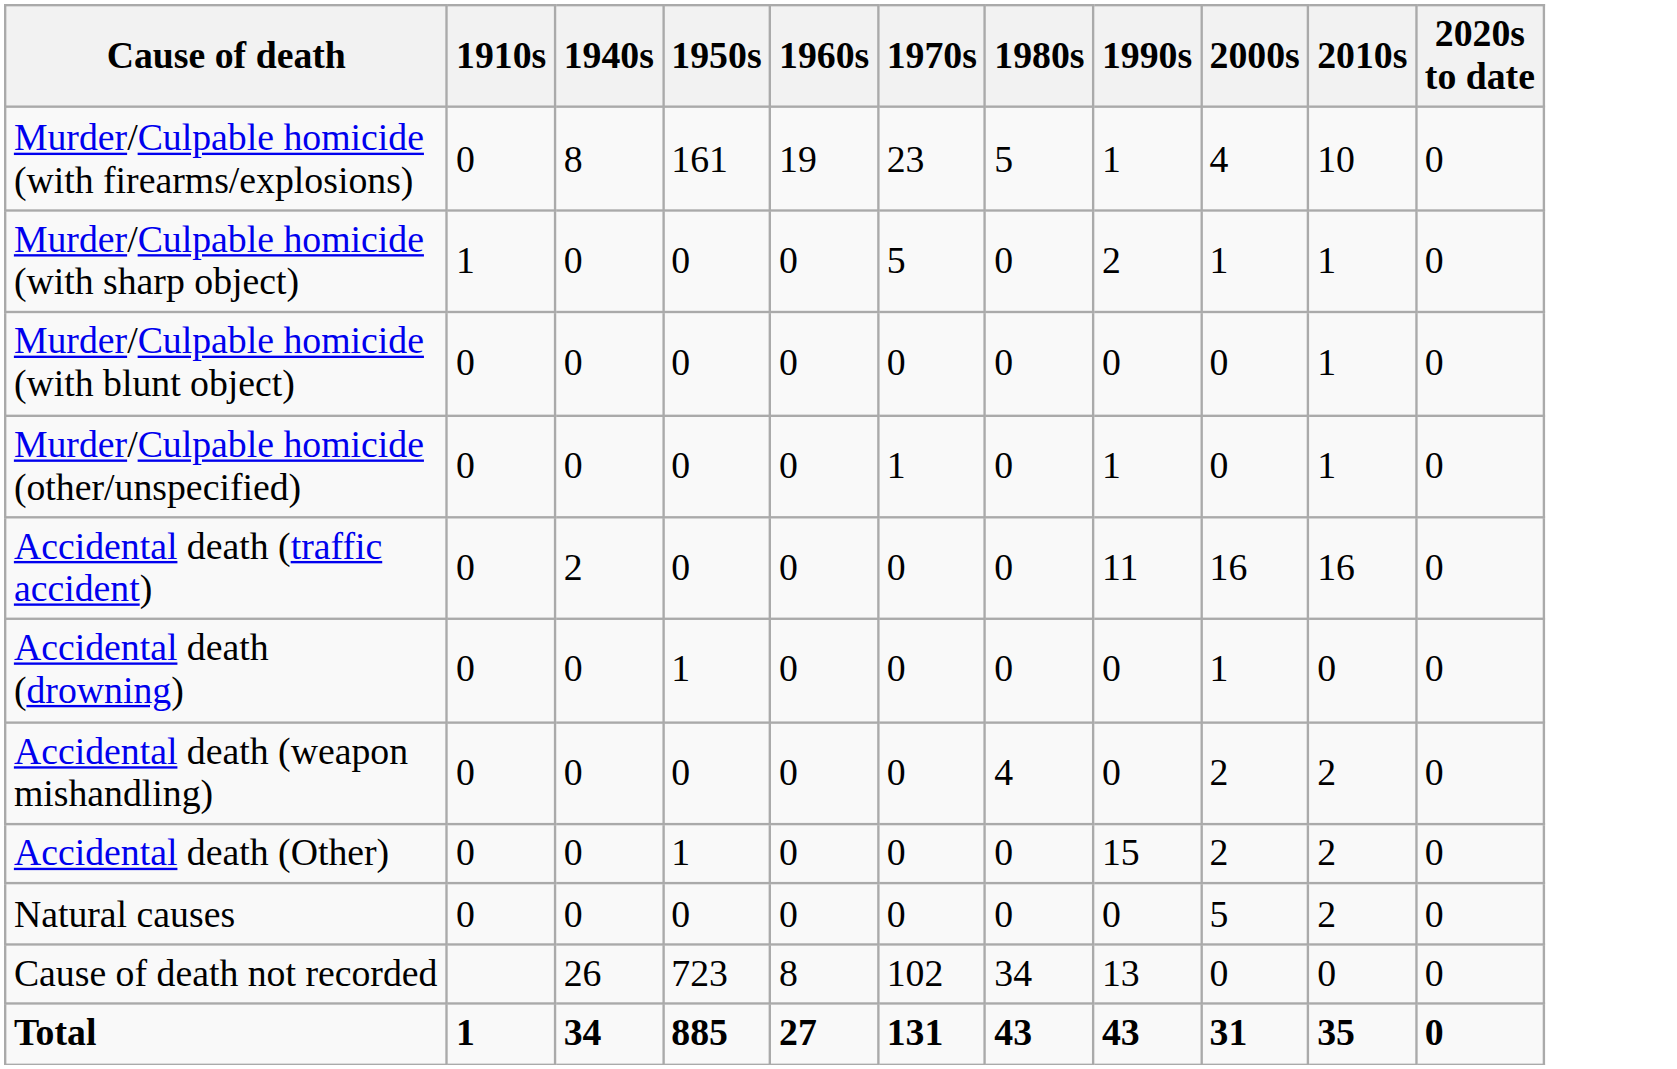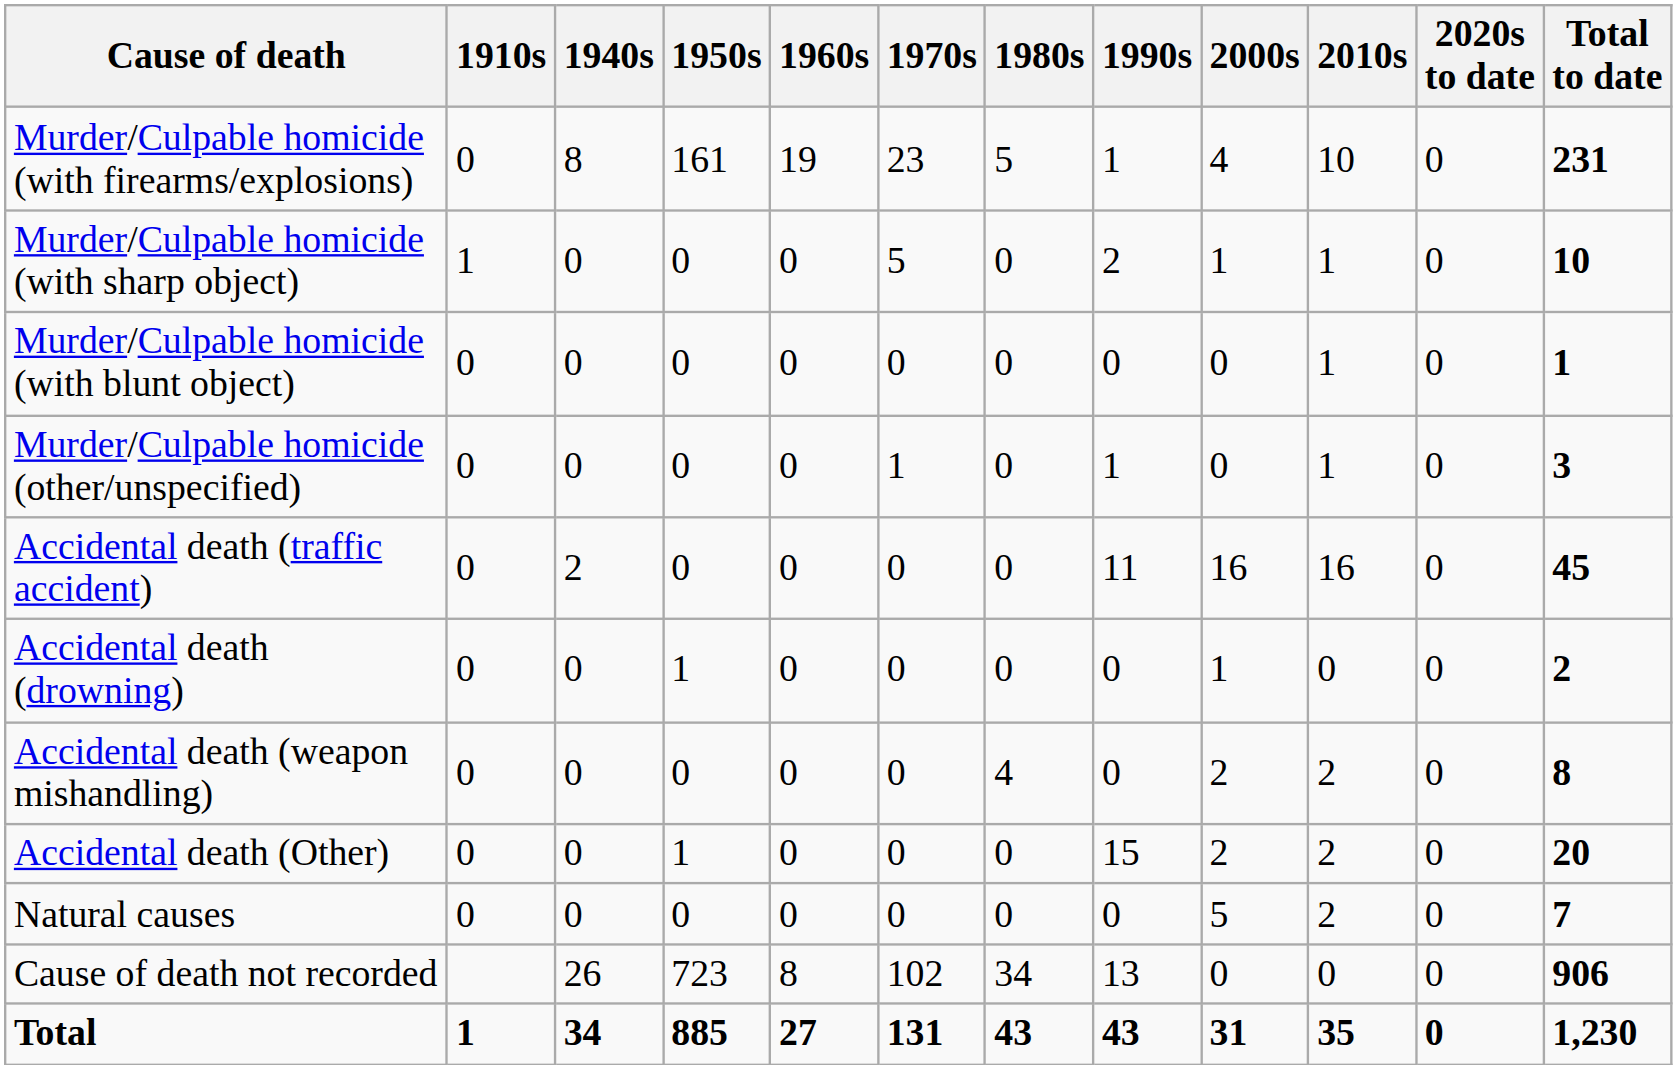+ column: (1607, 55)
